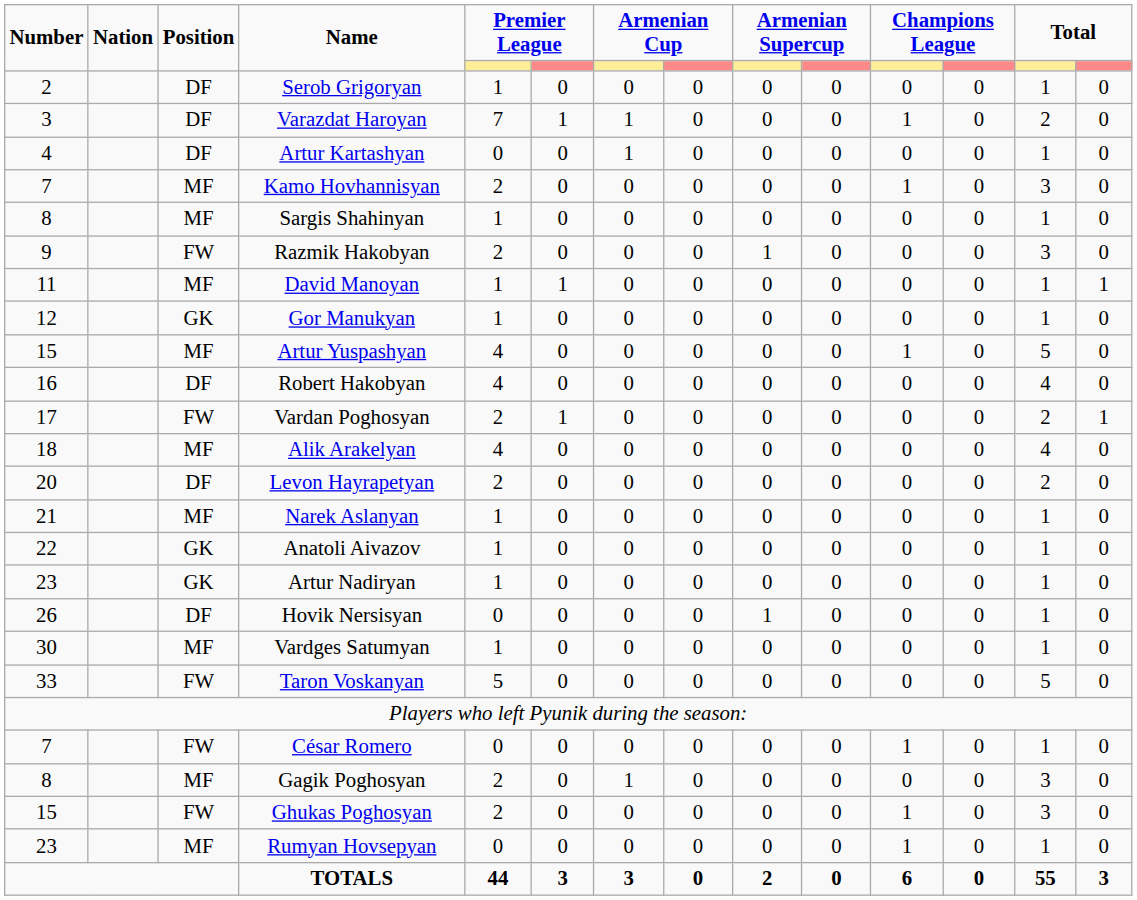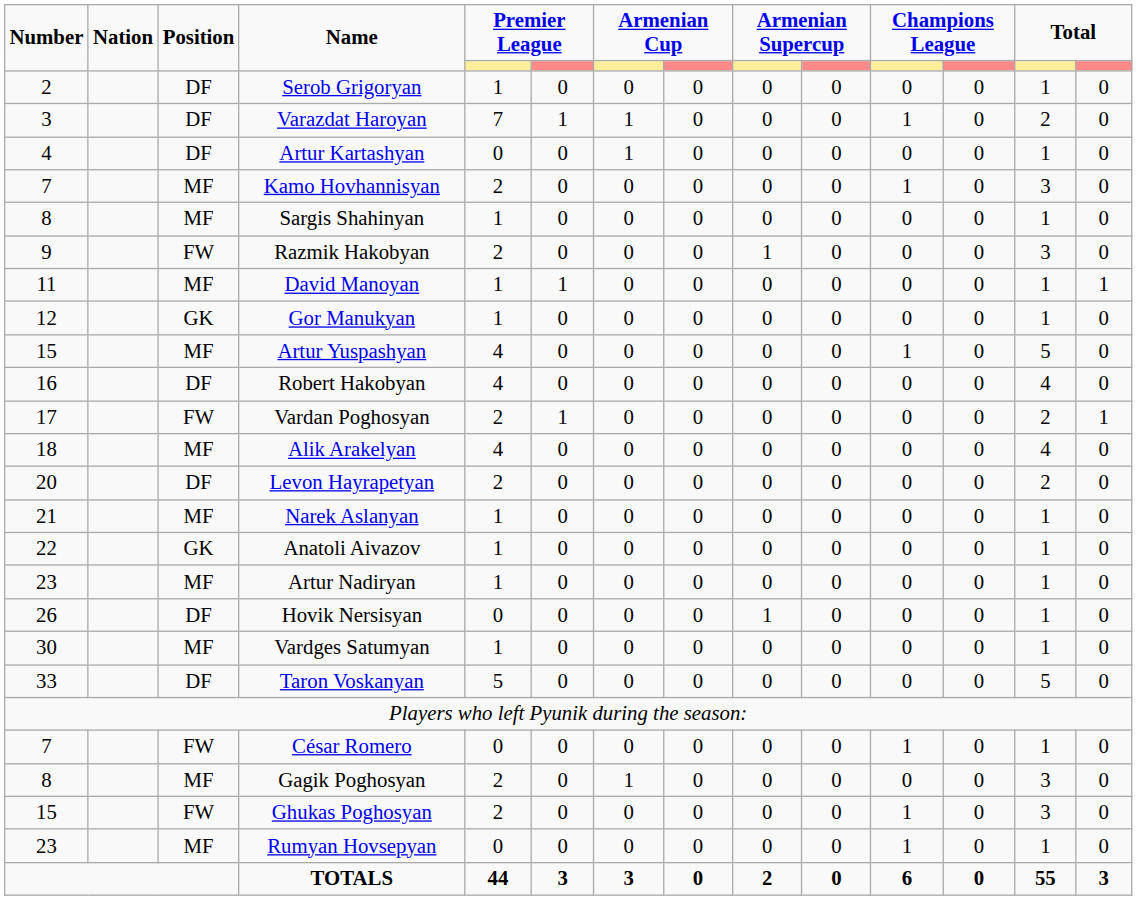(199, 581) GK -> (199, 581) MF
(199, 680) FW -> (199, 680) DF
